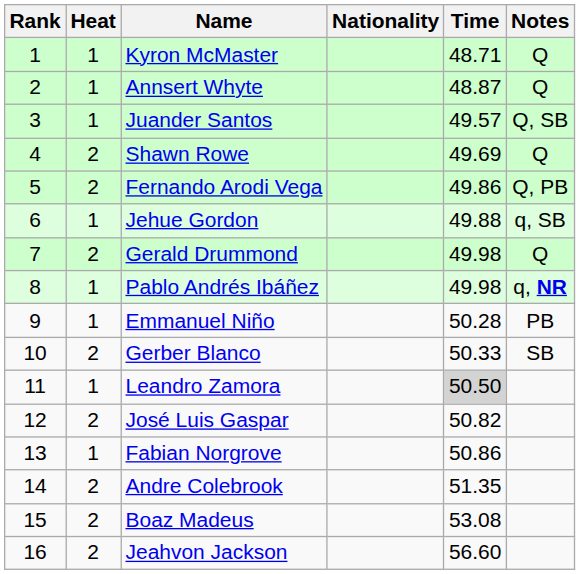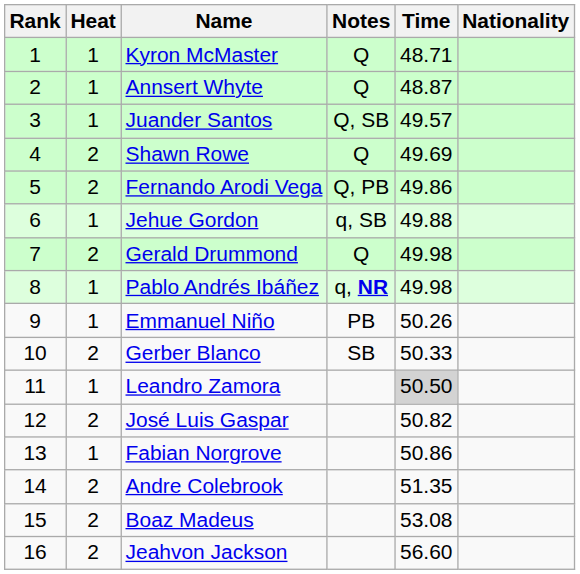columns swapped: (386, 21) <-> (540, 21)
(475, 320) 50.28 -> (426, 320) 50.26
